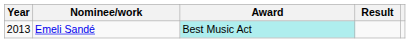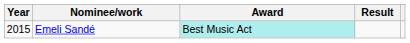(19, 29) 2013 -> (19, 29) 2015
